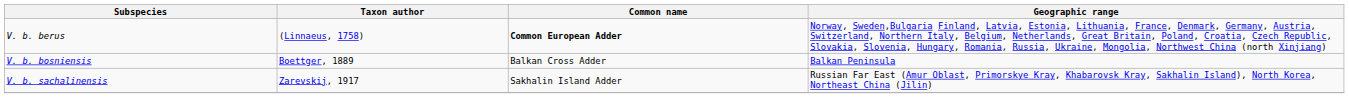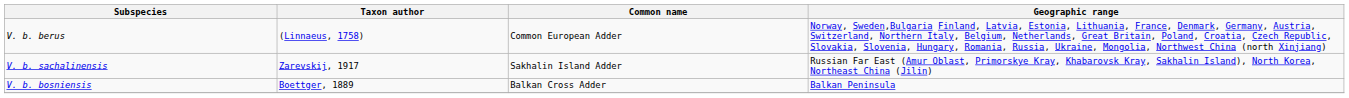(566, 36) bold -> (566, 36) normal
rows swapped: (49, 61) <-> (57, 80)
